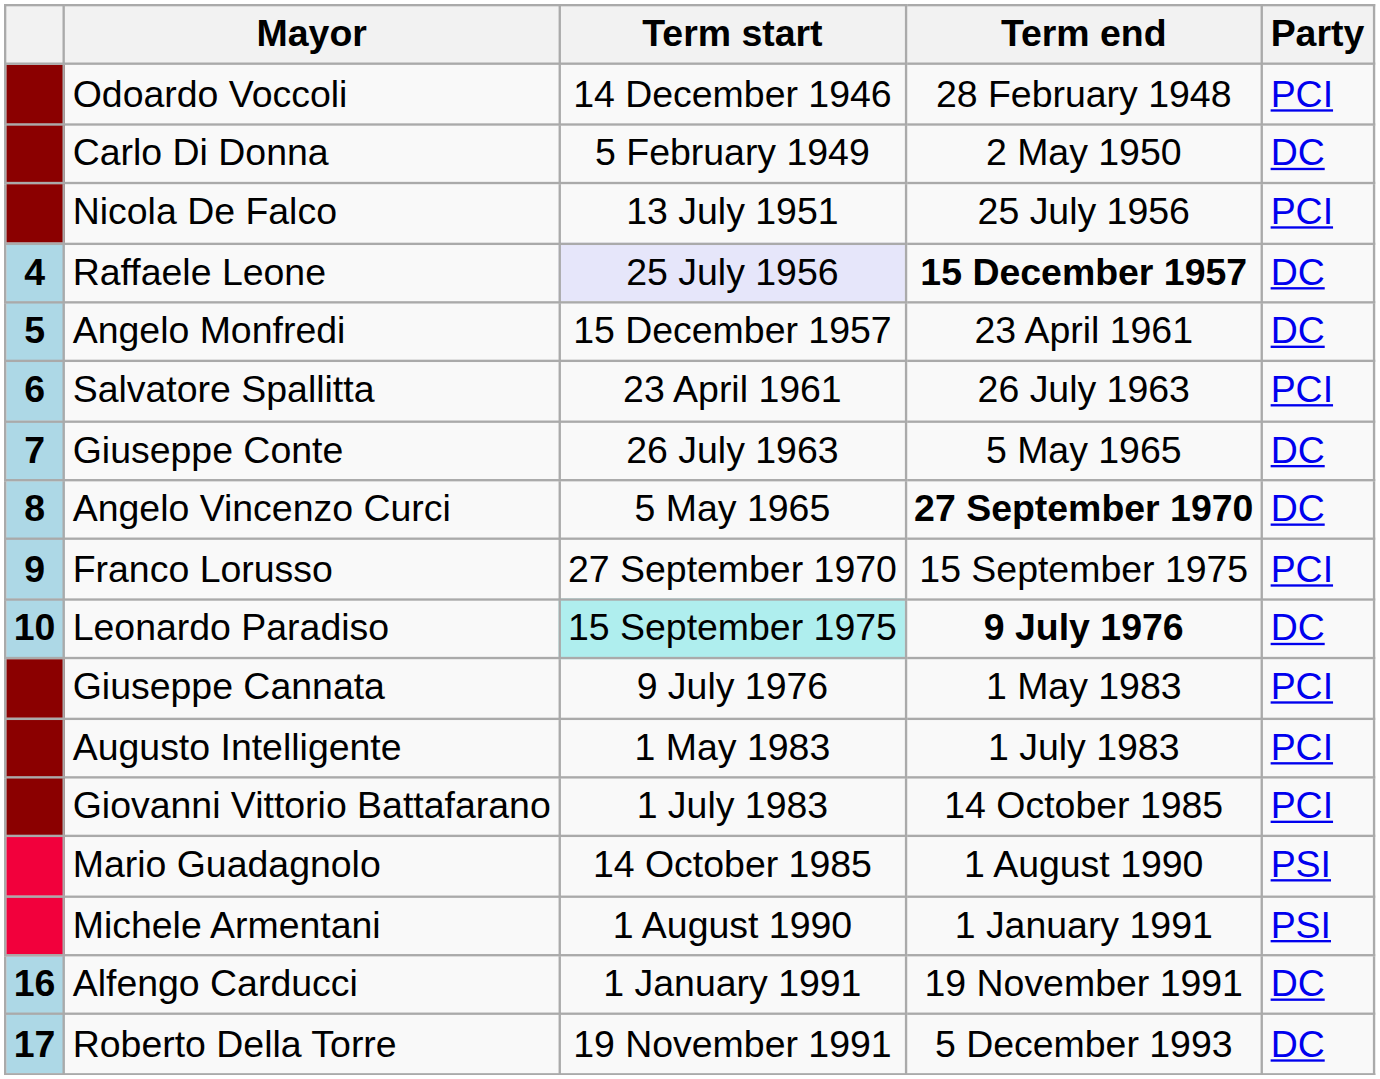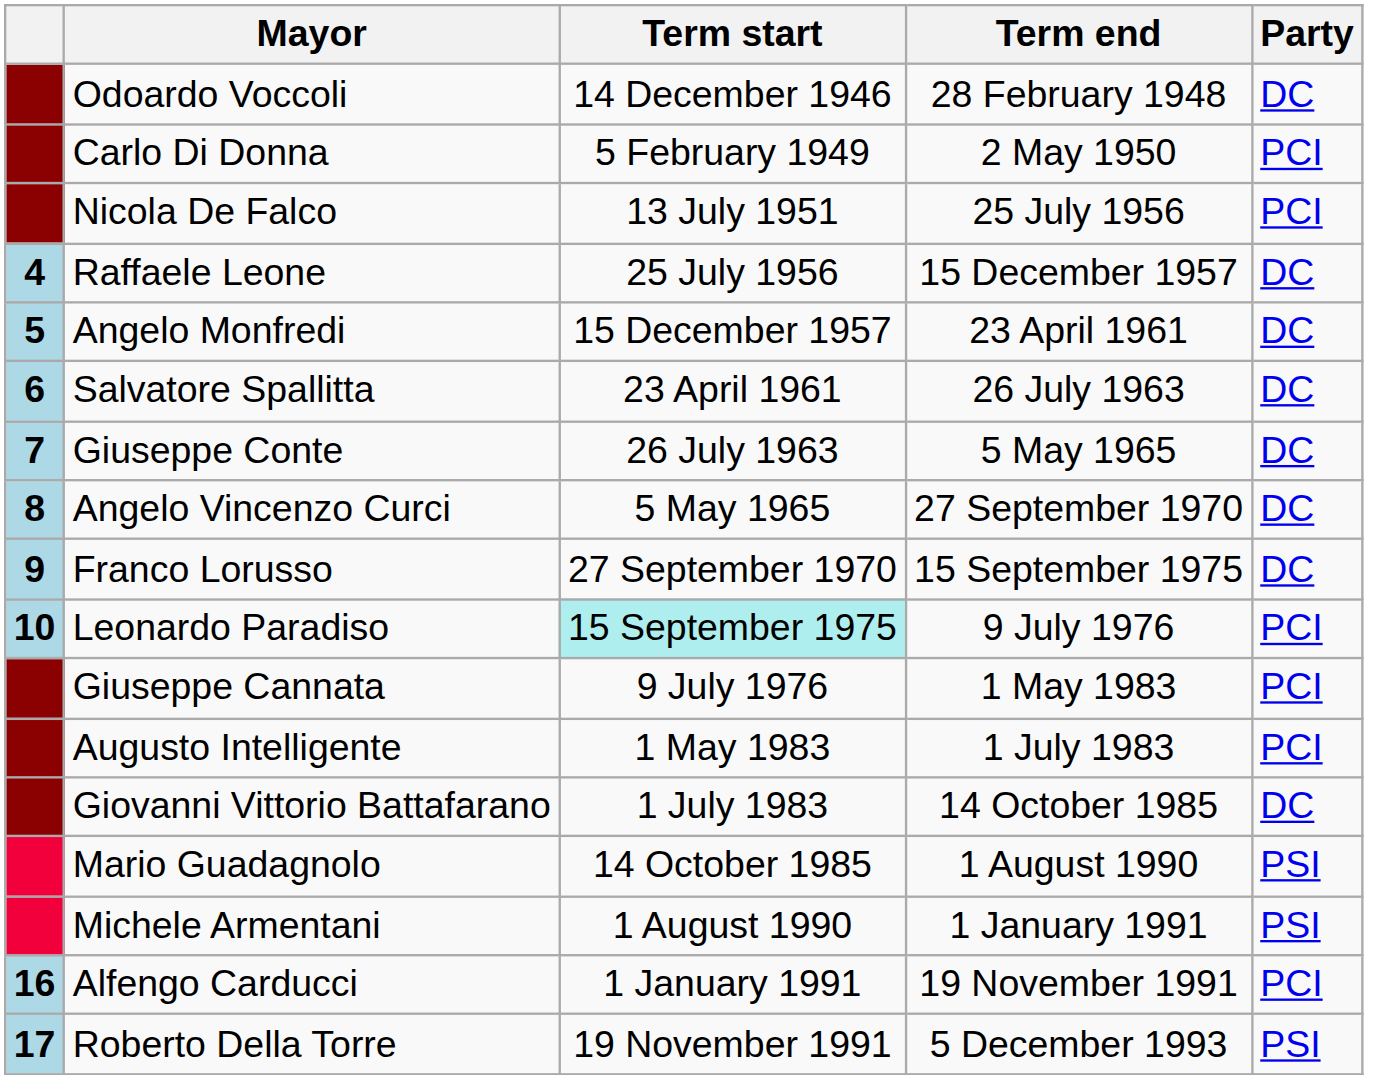(1302, 93) PCI -> (1287, 93) DC
(1298, 152) DC -> (1291, 152) PCI
(732, 271) lavender background -> (732, 271) no background
(1084, 271) bold -> (1079, 271) normal
(1302, 390) PCI -> (1287, 390) DC
(1084, 509) bold -> (1079, 509) normal
(1302, 568) PCI -> (1287, 568) DC
(1084, 627) bold -> (1079, 627) normal
(1298, 627) DC -> (1291, 627) PCI
(1302, 806) PCI -> (1287, 806) DC
(1298, 984) DC -> (1291, 984) PCI
(1298, 1043) DC -> (1290, 1043) PSI
